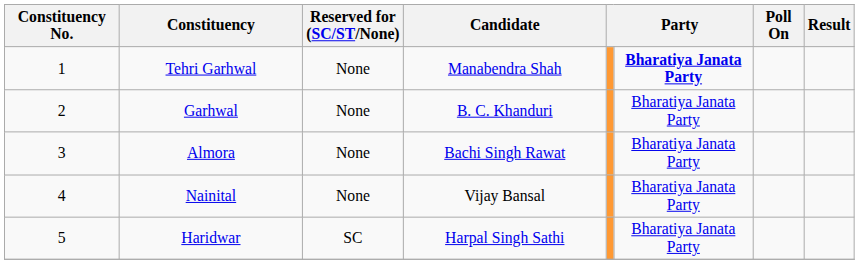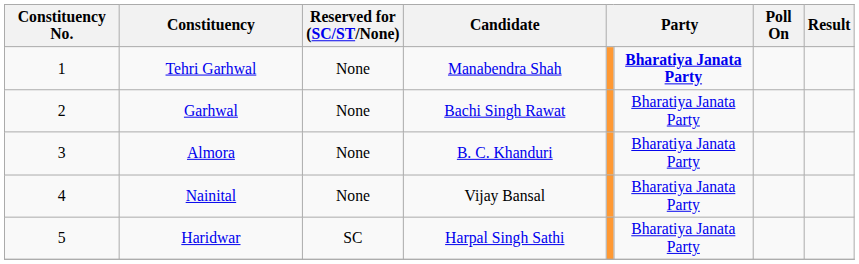(505, 110) B. C. Khanduri -> (505, 110) Bachi Singh Rawat
(505, 153) Bachi Singh Rawat -> (505, 153) B. C. Khanduri
